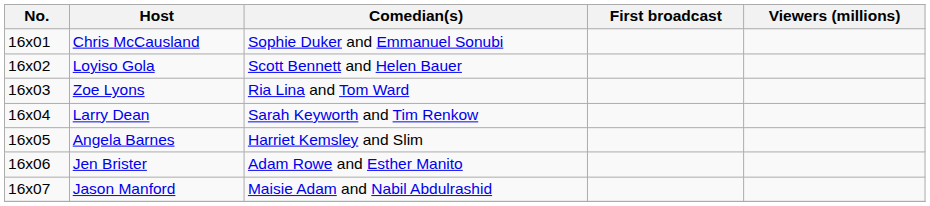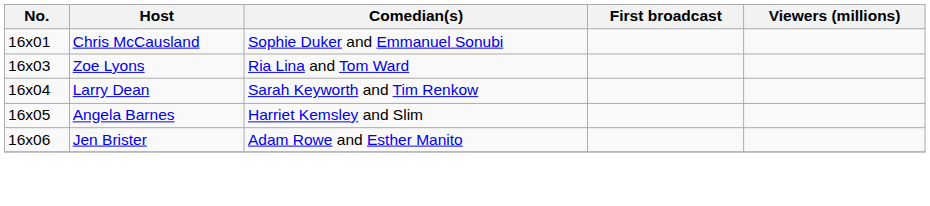- row: (114, 66)
- row: (124, 189)
